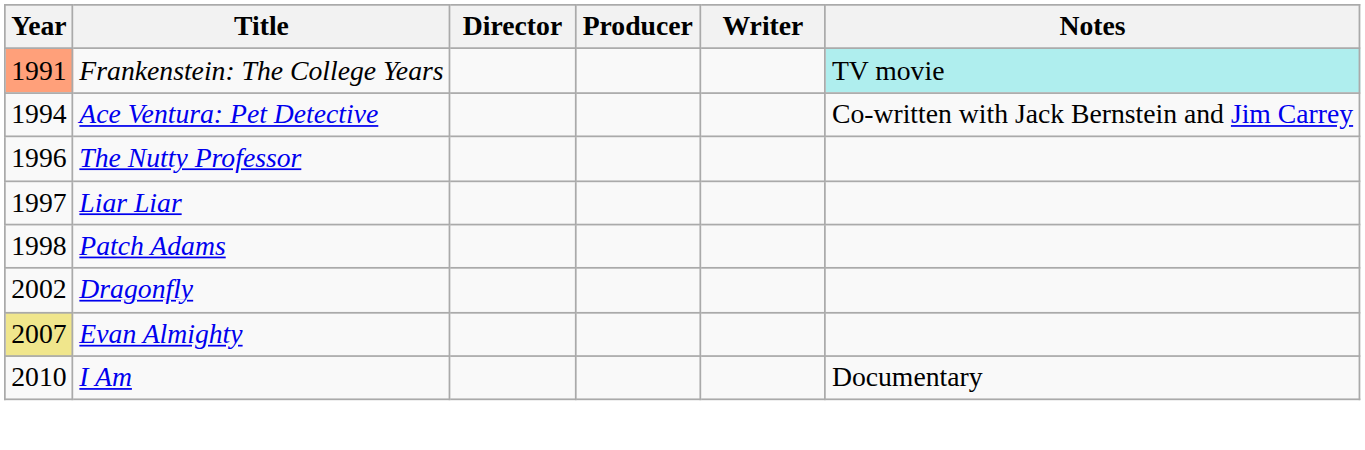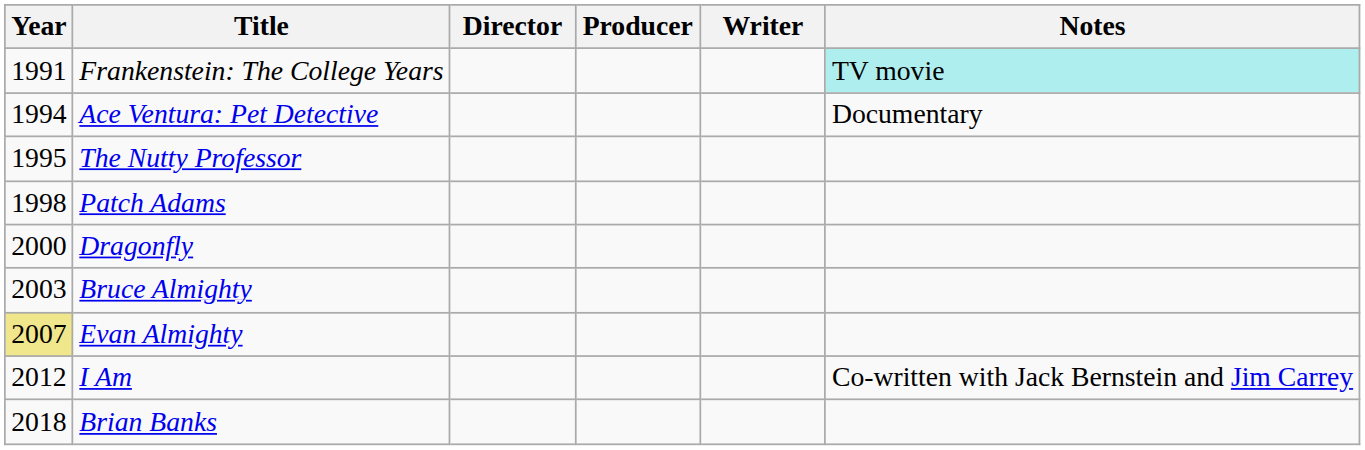(39, 70) lightsalmon background -> (39, 70) no background
(1093, 114) Co-written with Jack Bernstein and Jim Carrey -> (907, 114) Documentary
(39, 158) 1996 -> (39, 158) 1995
- row: (131, 202)
(39, 289) 2002 -> (39, 245) 2000
+ row: (166, 289)
(39, 377) 2010 -> (39, 377) 2012
(907, 377) Documentary -> (1093, 377) Co-written with Jack Bernstein and Jim Carrey
+ row: (148, 421)
